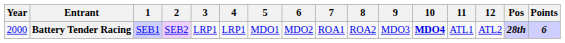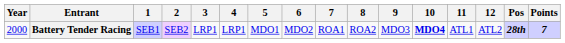(544, 30) 6 -> (544, 30) 7
